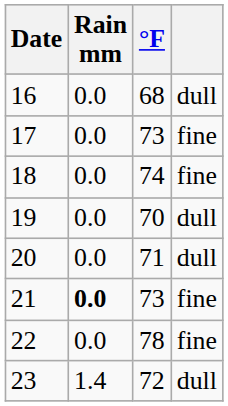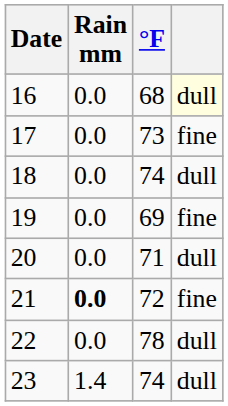(197, 94) no background -> (197, 94) lightyellow background
(197, 176) fine -> (197, 176) dull
(152, 217) 70 -> (152, 217) 69
(197, 217) dull -> (197, 217) fine
(152, 299) 73 -> (152, 299) 72
(197, 339) fine -> (197, 339) dull
(152, 380) 72 -> (152, 380) 74
